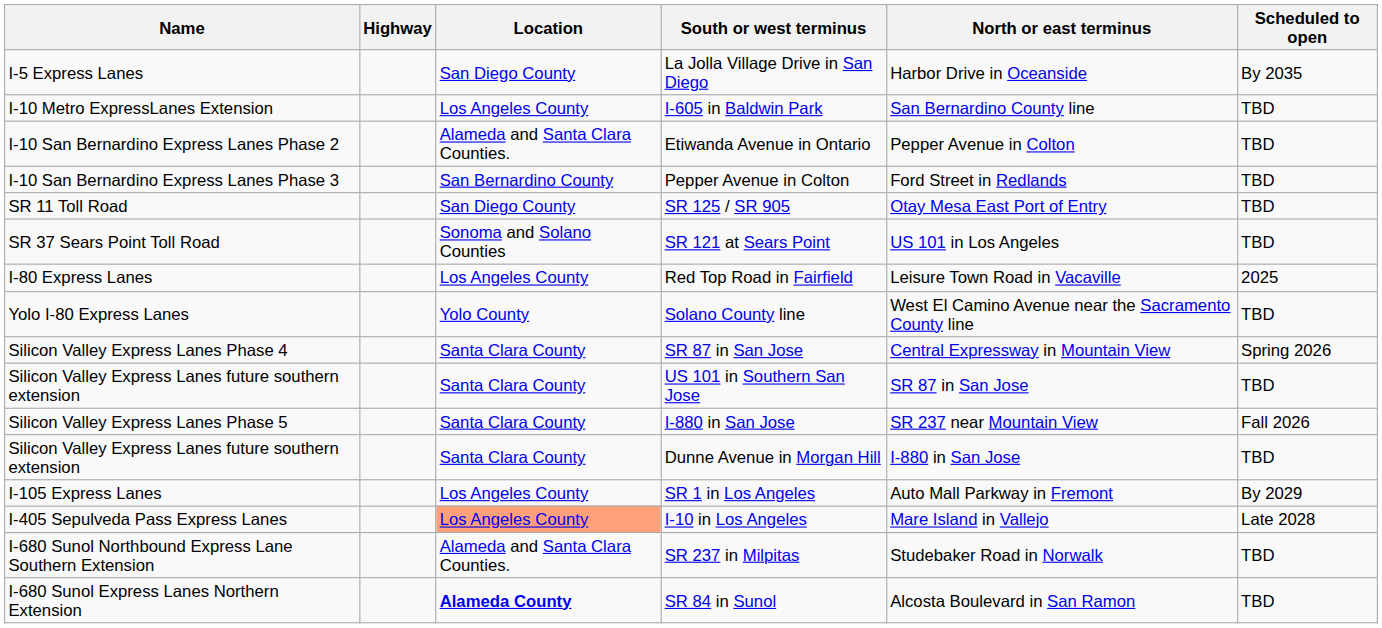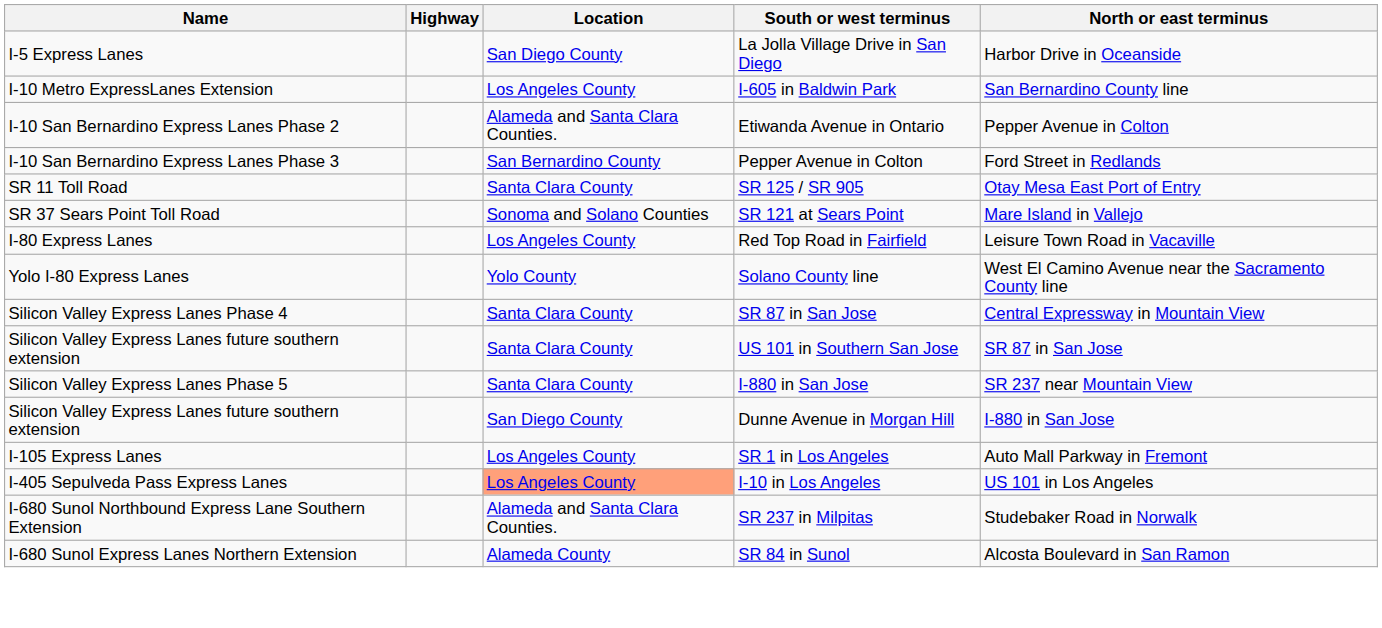- column: (1307, 27)
(507, 206) San Diego County -> (560, 188) Santa Clara County
(975, 242) US 101 in Los Angeles -> (1064, 214) Mare Island in Vallejo
(513, 457) Santa Clara County -> (555, 420) San Diego County
(969, 519) Mare Island in Vallejo -> (1069, 482) US 101 in Los Angeles
(506, 600) bold -> (548, 554) normal
